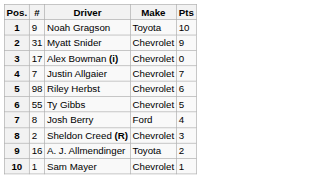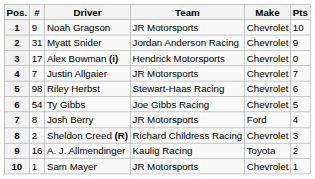+ column: (187, 12)
(147, 28) Toyota -> (268, 28) Chevrolet
(37, 105) 55 -> (37, 105) 54
